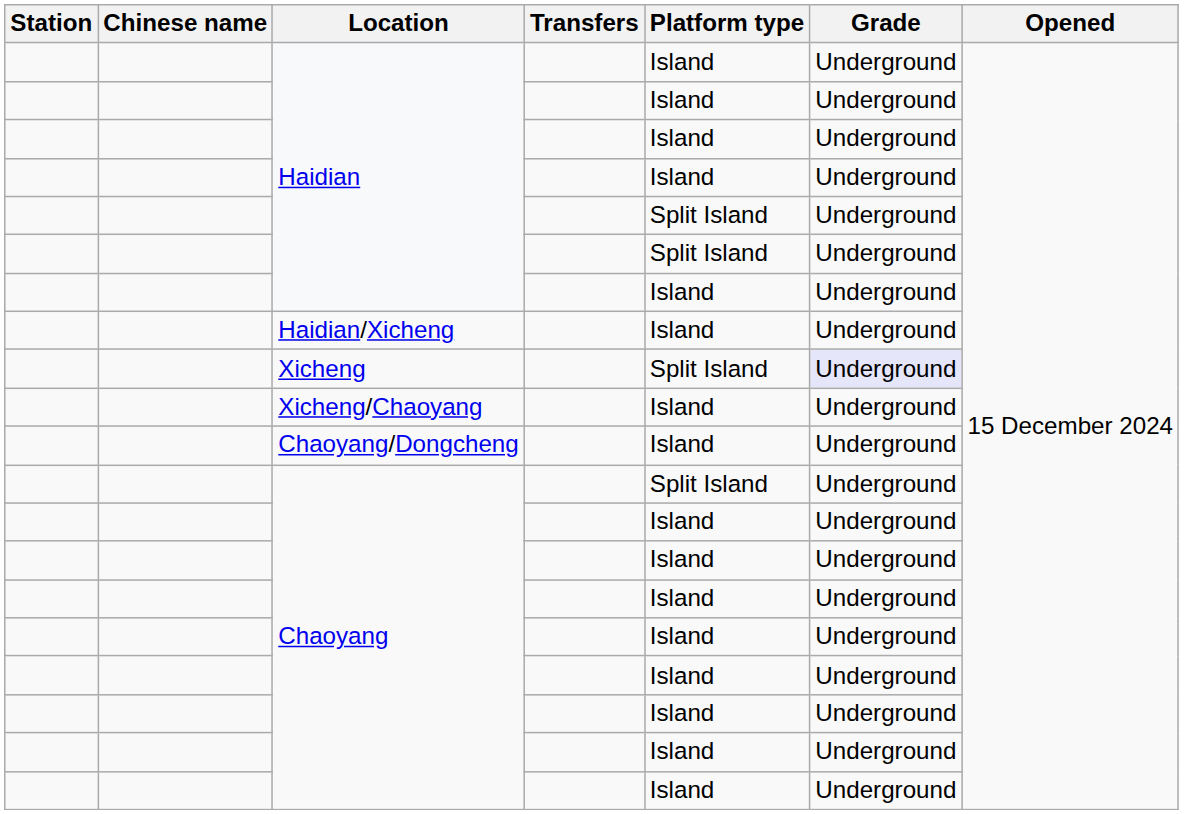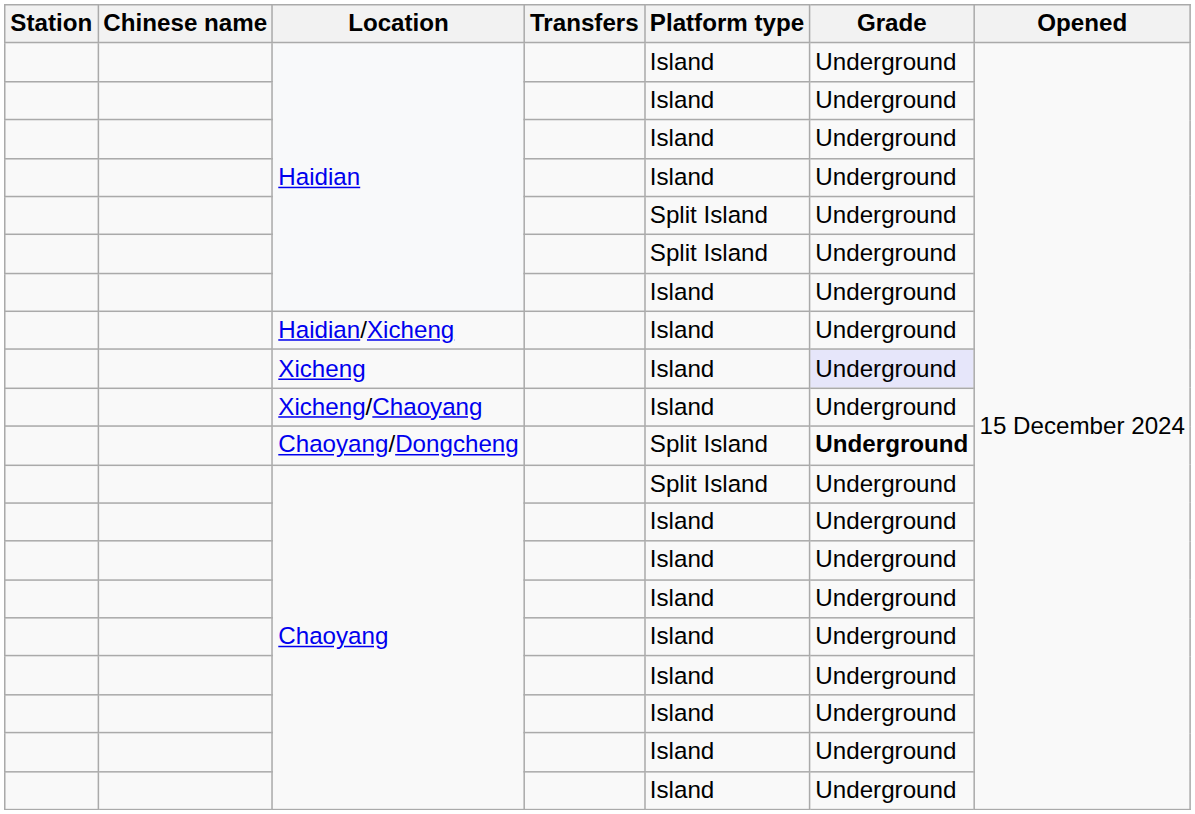(709, 368) Split Island -> (682, 368) Island
(682, 445) Island -> (709, 445) Split Island
(886, 445) normal -> (892, 445) bold
